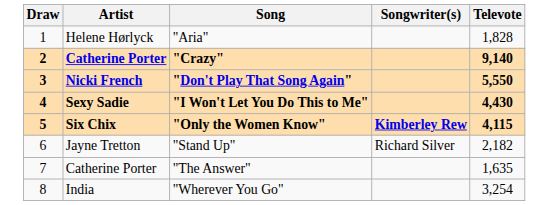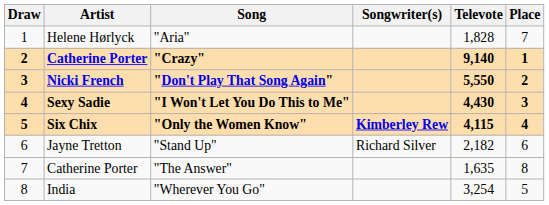+ column: (525, 15)
